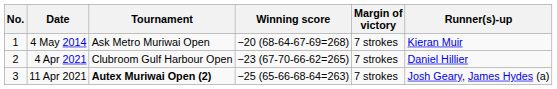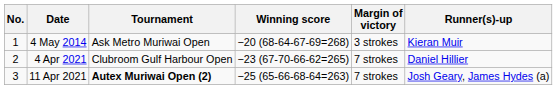(376, 42) 7 strokes -> (376, 42) 3 strokes
